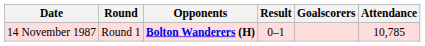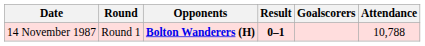(276, 31) normal -> (276, 31) bold
(389, 31) 10,785 -> (389, 31) 10,788
